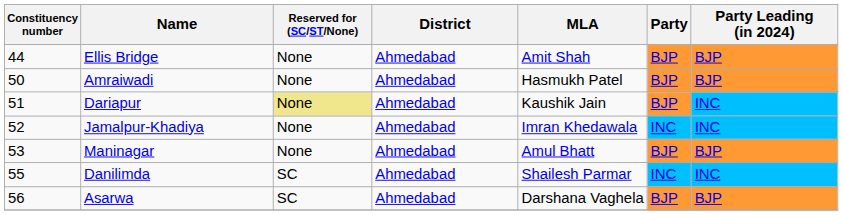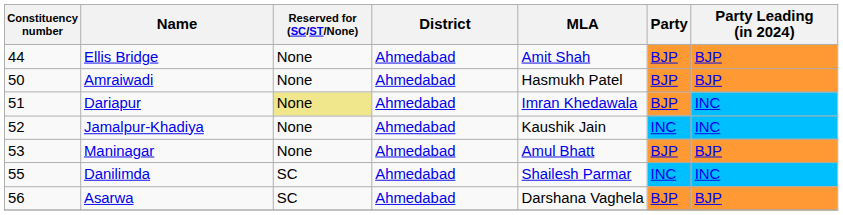(564, 103) Kaushik Jain -> (579, 103) Imran Khedawala
(579, 127) Imran Khedawala -> (564, 127) Kaushik Jain
